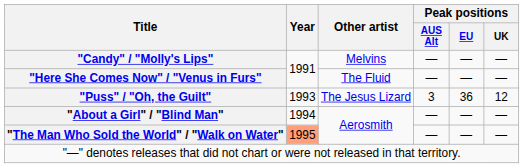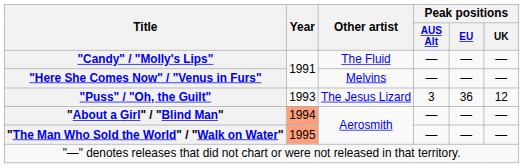(366, 59) Melvins -> (366, 59) The Fluid
(366, 78) The Fluid -> (366, 78) Melvins
(302, 115) no background -> (302, 115) lightsalmon background
